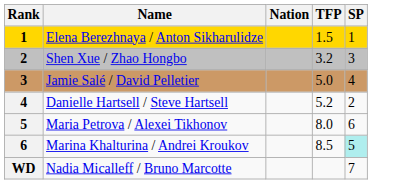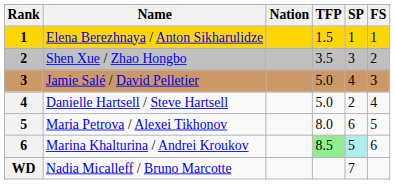+ column: (378, 15)
(324, 59) 3.2 -> (324, 59) 3.5
(324, 102) 5.2 -> (324, 102) 5.0
(324, 146) no background -> (324, 146) lightgreen background
